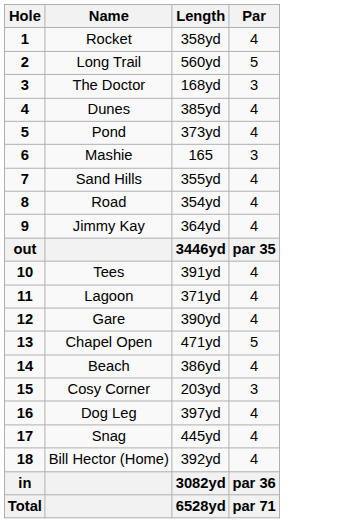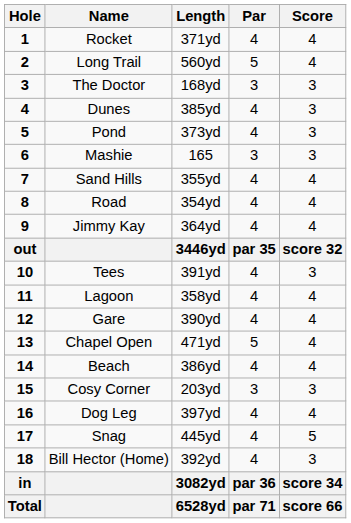+ column: (312, 16)
(201, 39) 358yd -> (201, 39) 371yd
(201, 296) 371yd -> (201, 296) 358yd
